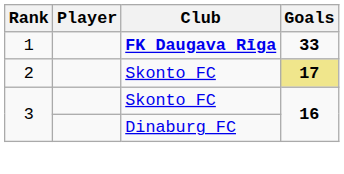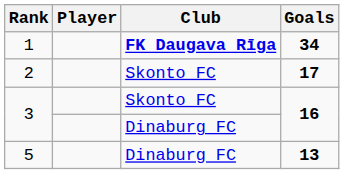(309, 46) 33 -> (309, 46) 34
(309, 73) khaki background -> (309, 73) no background
+ row: (29, 155)
